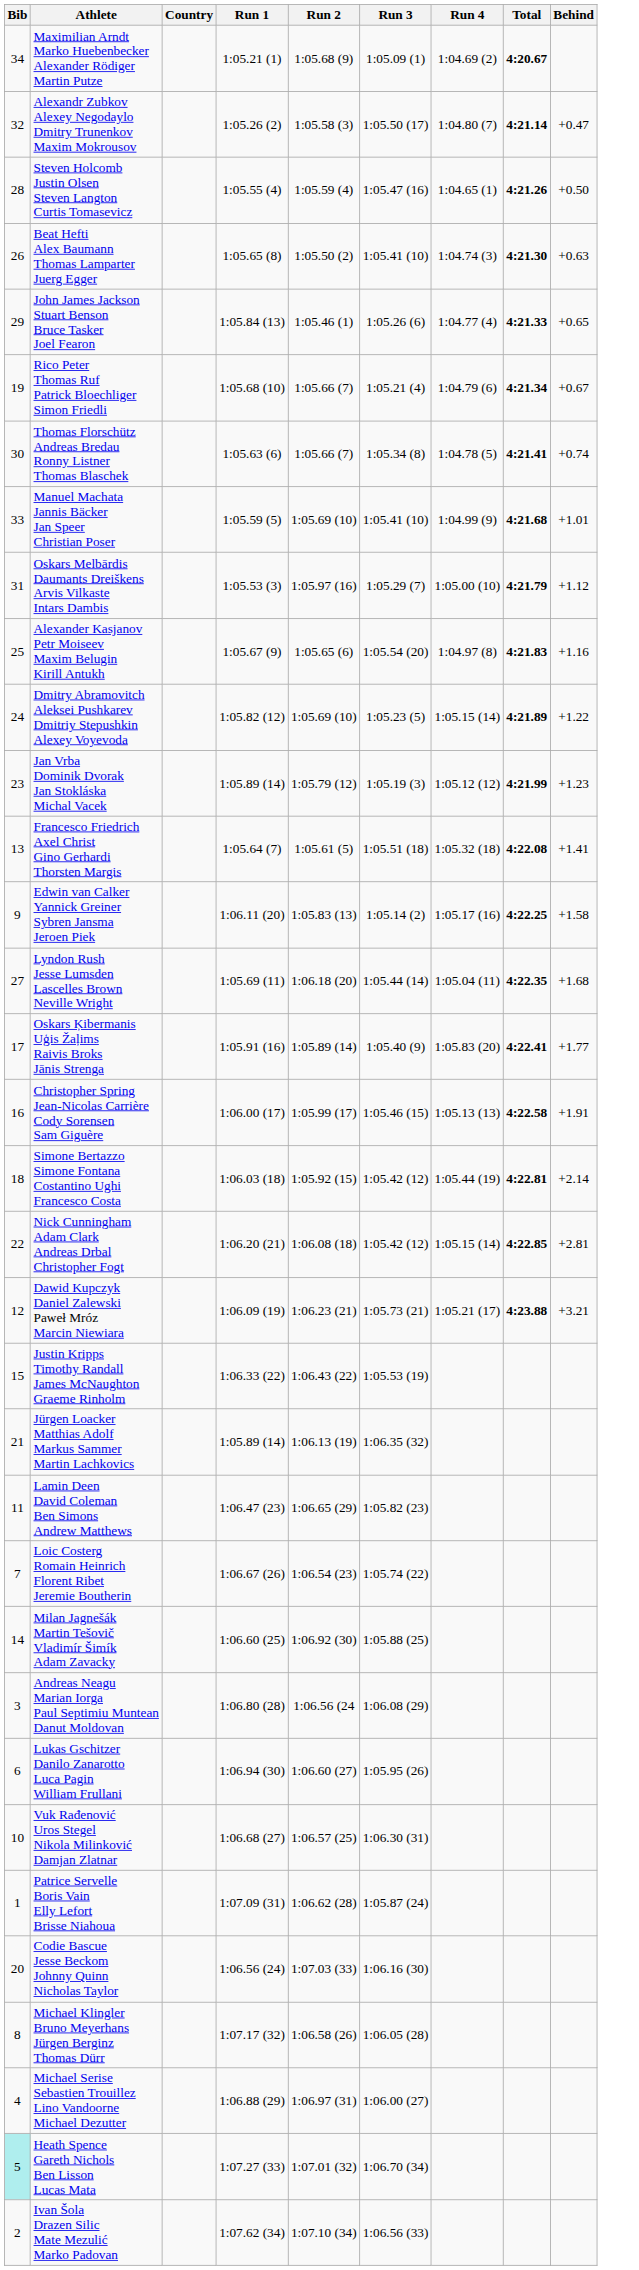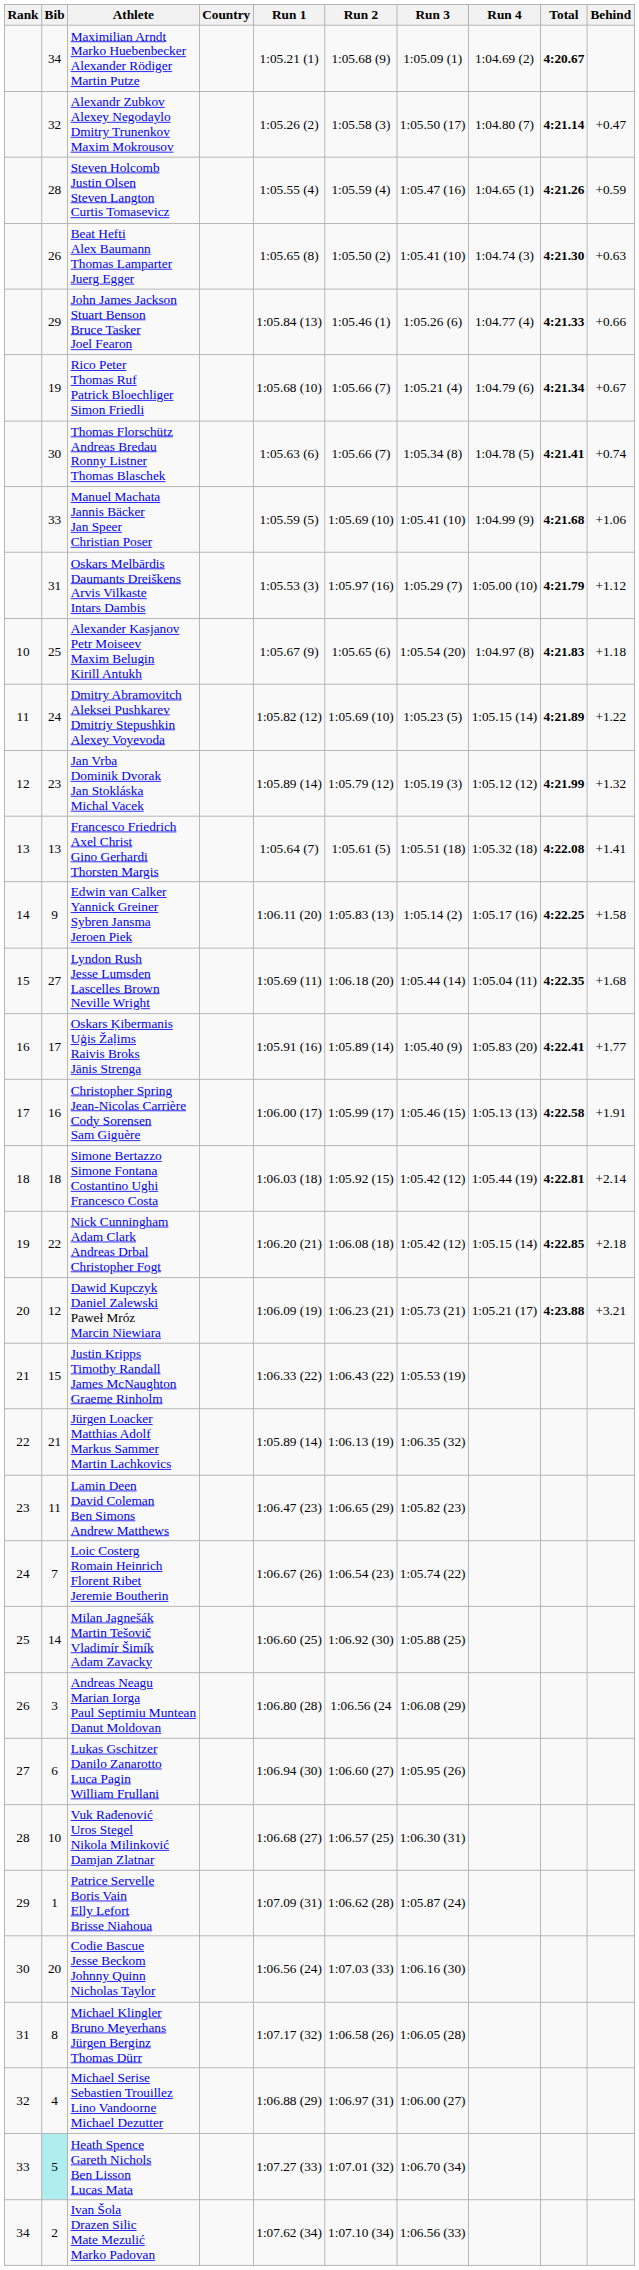+ column: (23, 15)
(574, 190) +0.50 -> (611, 190) +0.59
(574, 322) +0.65 -> (611, 322) +0.66
(574, 519) +1.01 -> (611, 519) +1.06
(574, 651) +1.16 -> (611, 651) +1.18
(574, 783) +1.23 -> (611, 783) +1.32
(574, 1244) +2.81 -> (611, 1244) +2.18
